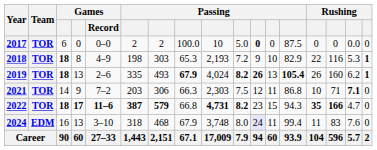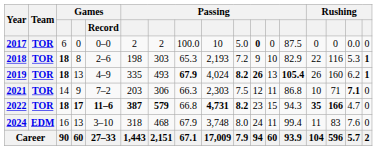(103, 59) 4–9 -> (103, 59) 2–6
(103, 75) 2–6 -> (103, 75) 4–9
(258, 122) lavender background -> (258, 122) no background
